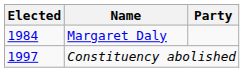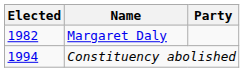(23, 36) 1984 -> (23, 36) 1982
(23, 56) 1997 -> (23, 56) 1994
